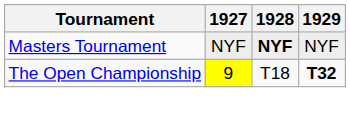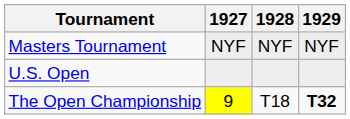(275, 46) bold -> (275, 46) normal
+ row: (49, 73)
